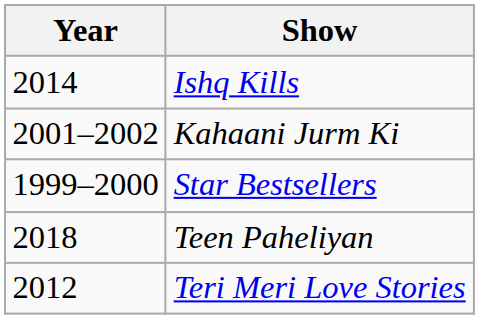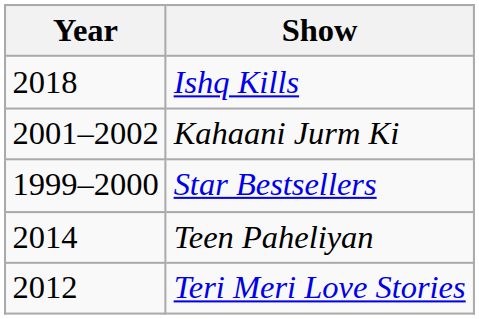(45, 81) 2014 -> (45, 81) 2018
(45, 236) 2018 -> (45, 236) 2014
